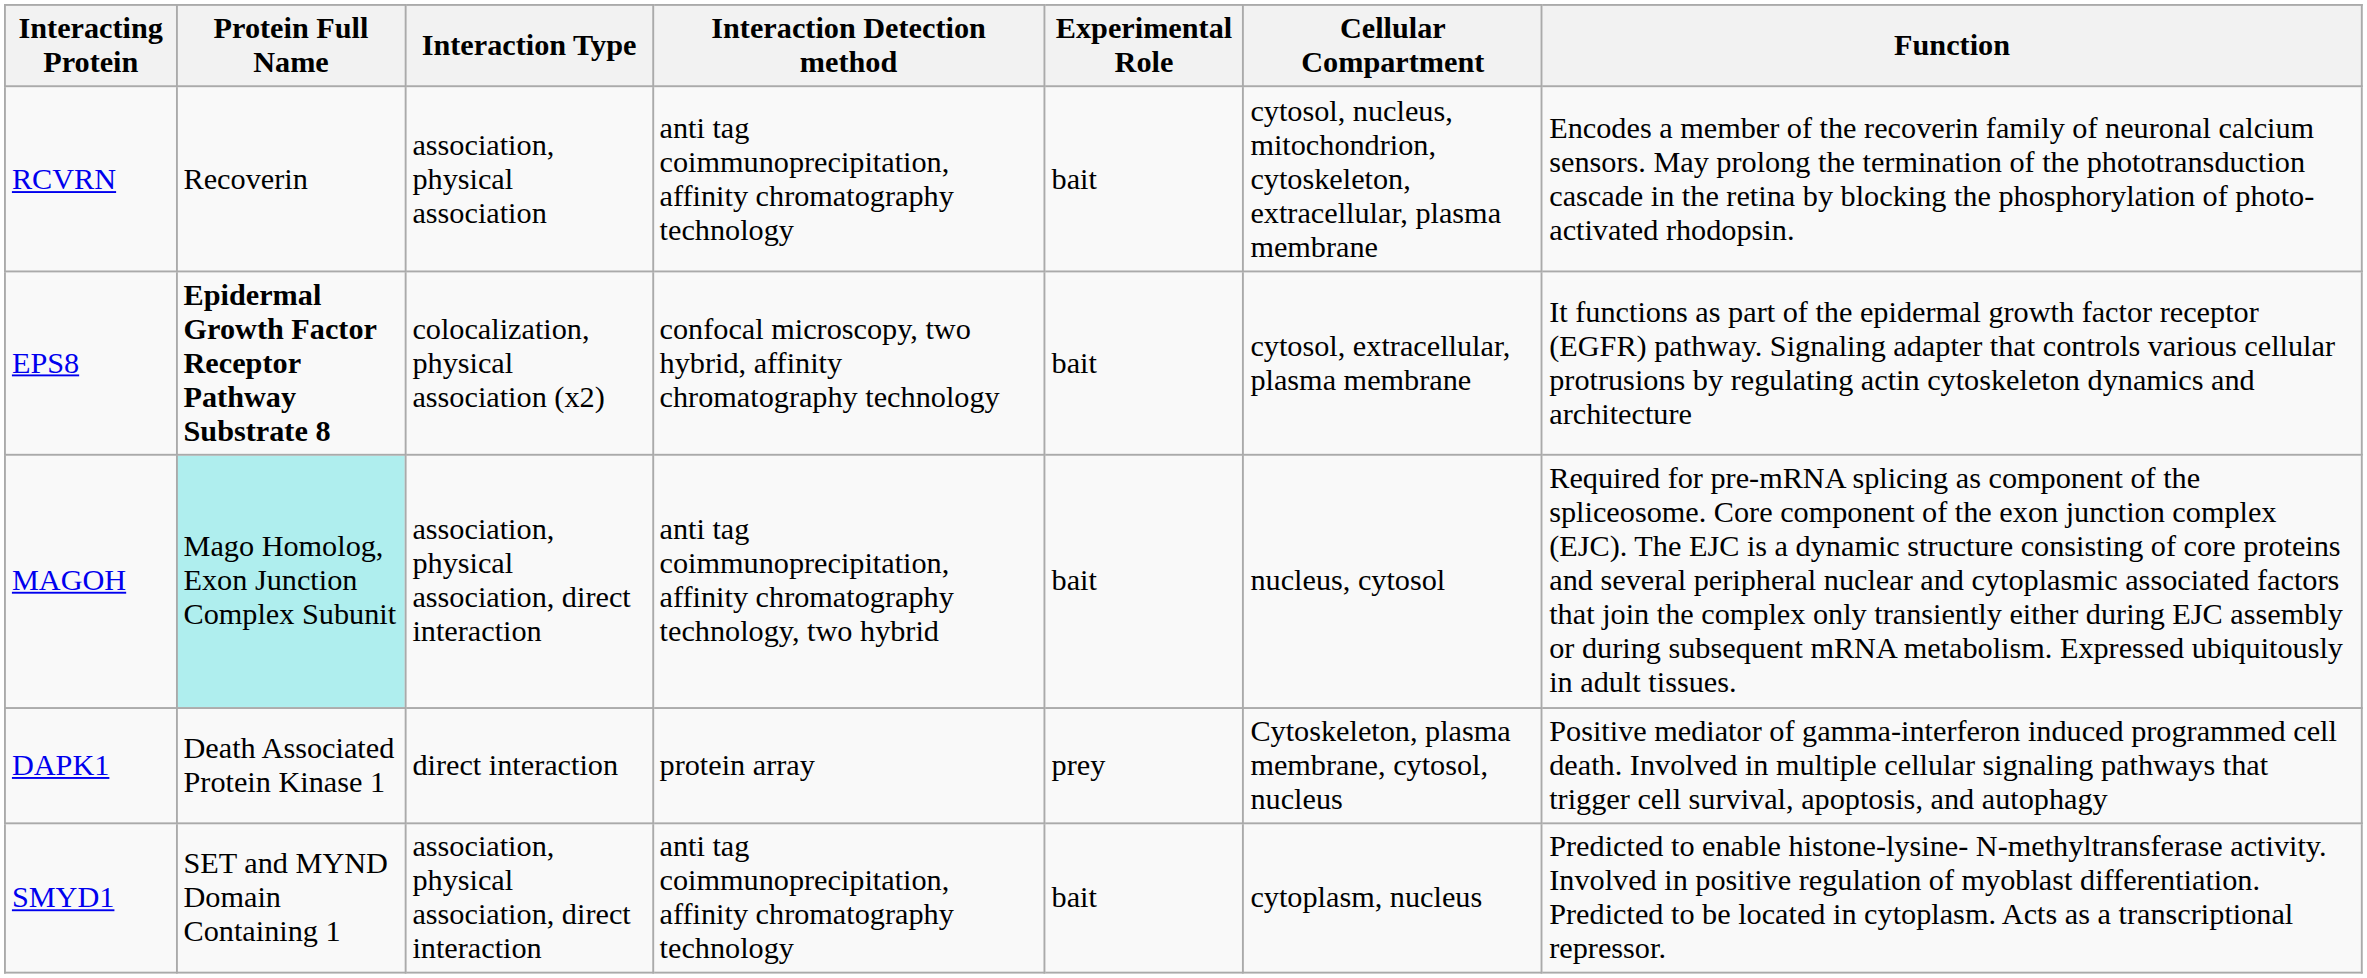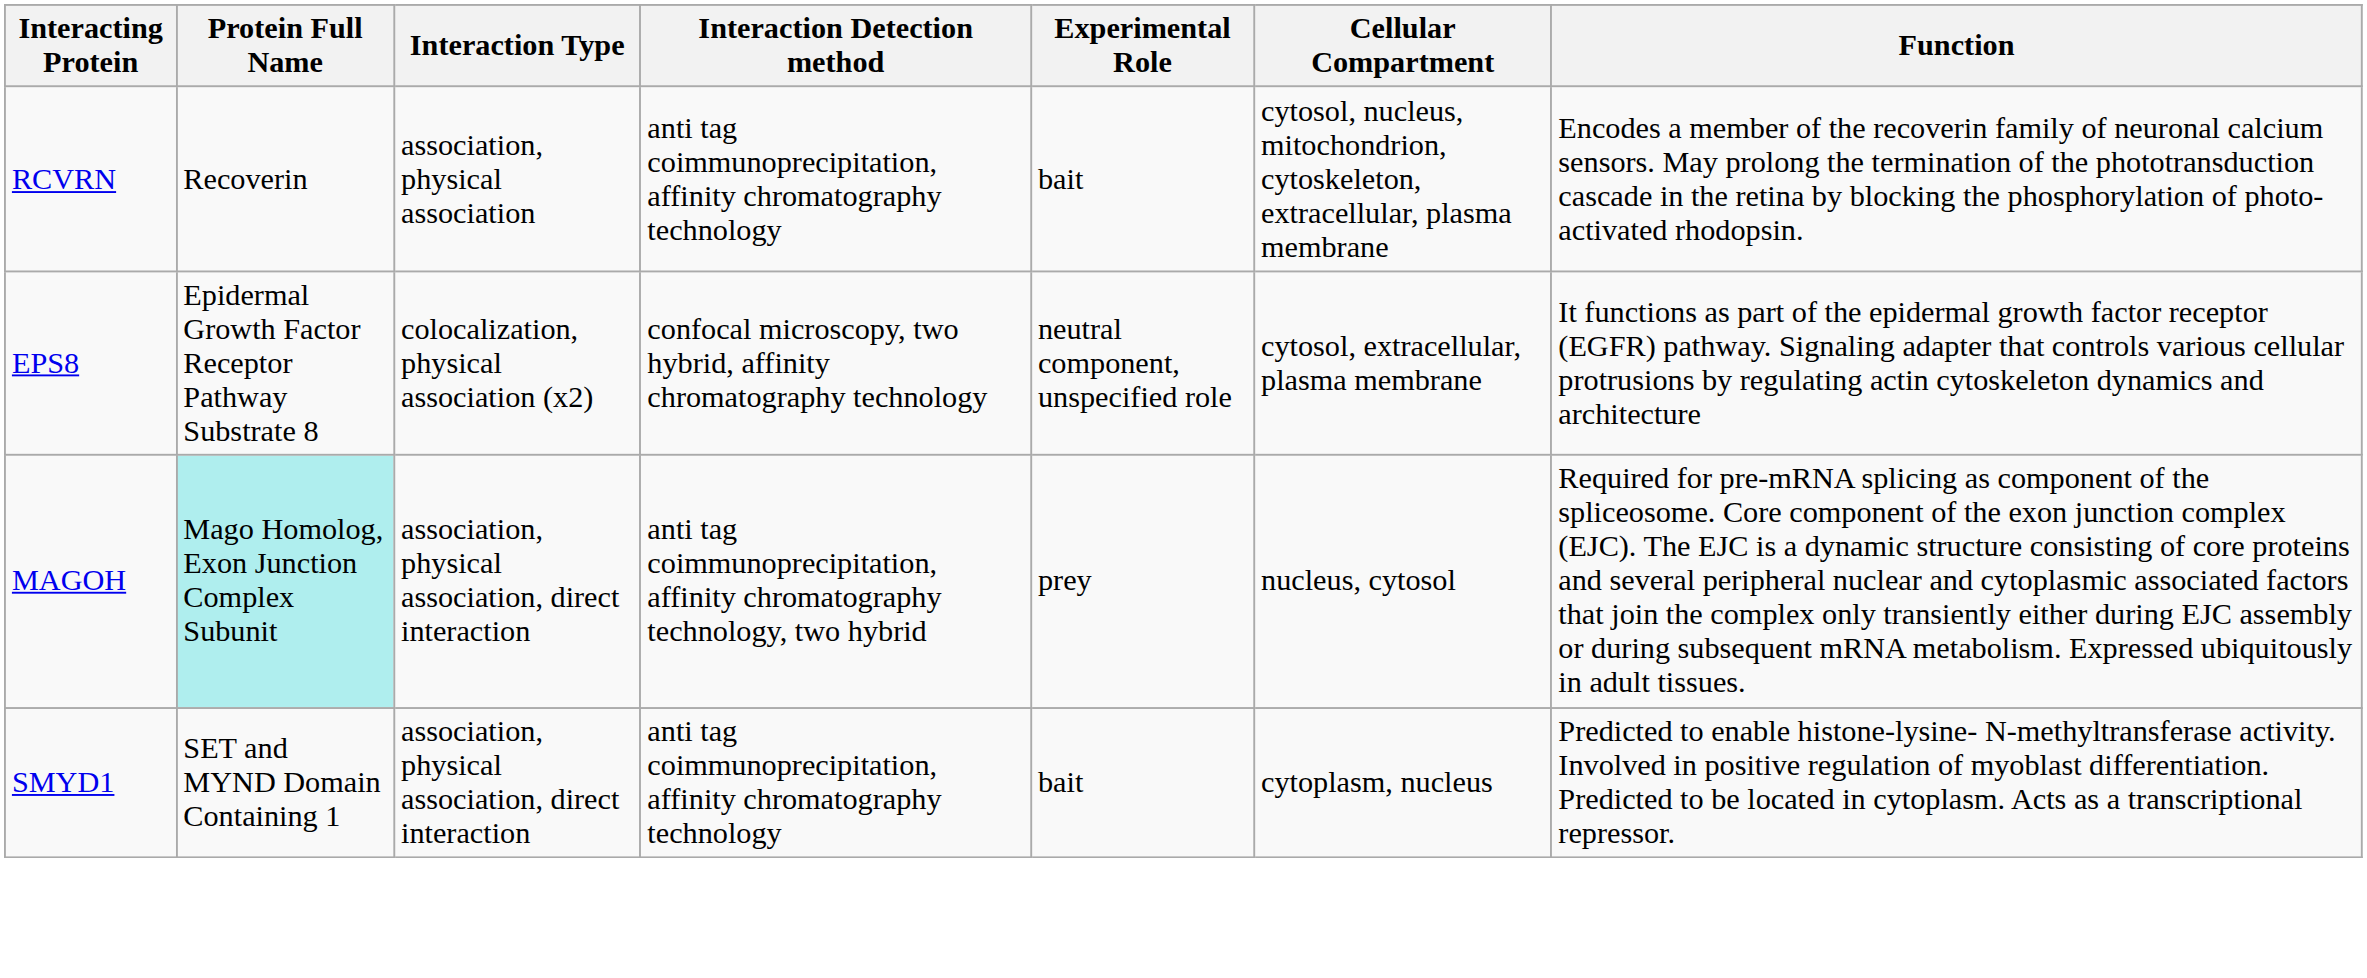(280, 362) bold -> (272, 362) normal
(1074, 362) bait -> (1135, 362) neutral component, unspecified role
(1074, 580) bait -> (1065, 580) prey
- row: (61, 764)
